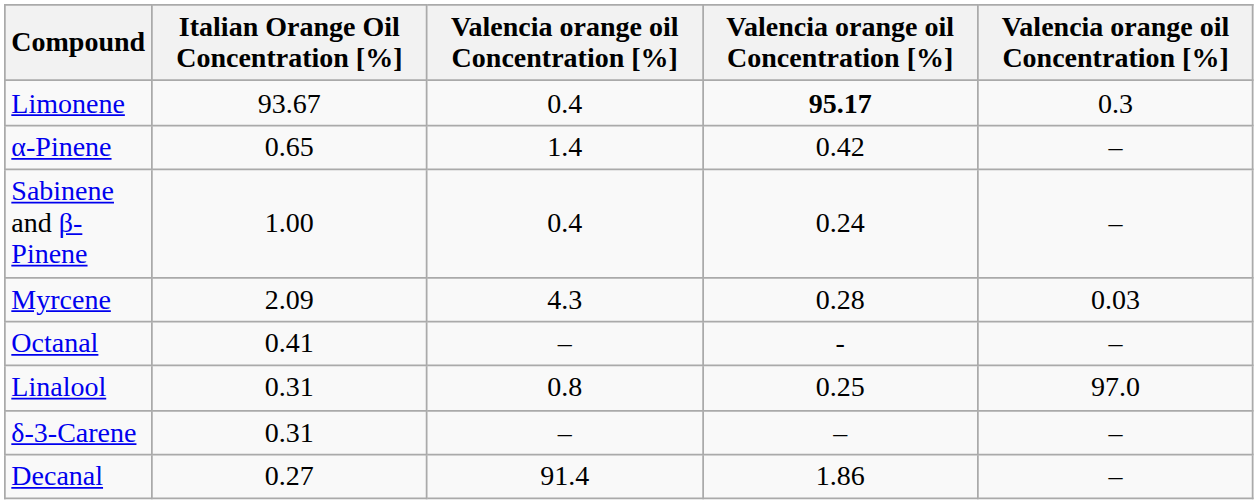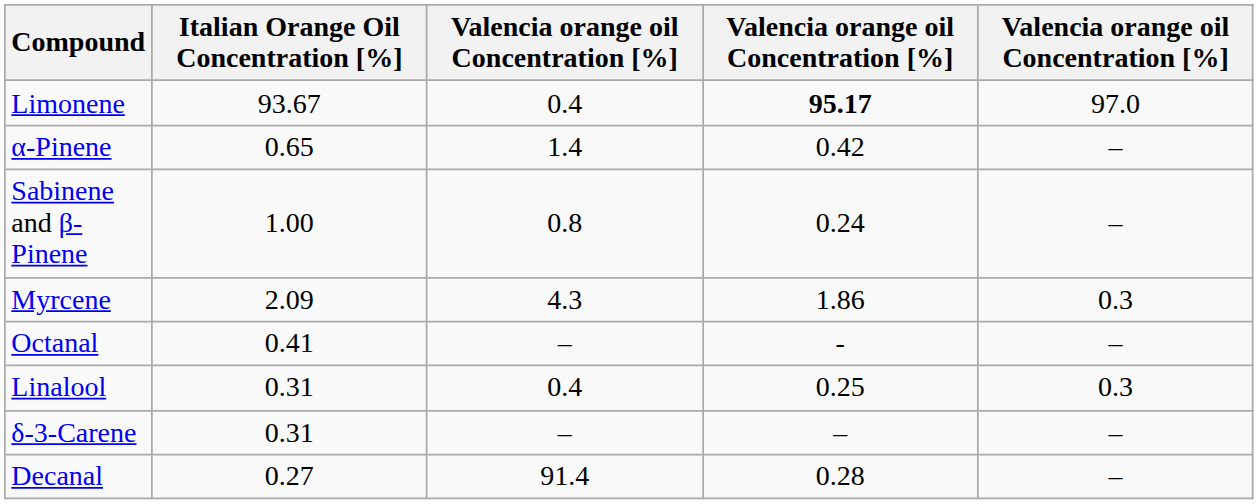(1116, 102) 0.3 -> (1116, 102) 97.0
(565, 222) 0.4 -> (565, 222) 0.8
(840, 298) 0.28 -> (840, 298) 1.86
(1116, 298) 0.03 -> (1116, 298) 0.3
(565, 387) 0.8 -> (565, 387) 0.4
(1116, 387) 97.0 -> (1116, 387) 0.3
(840, 476) 1.86 -> (840, 476) 0.28
